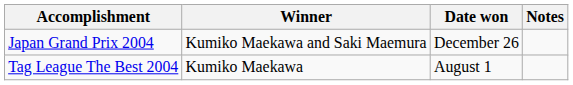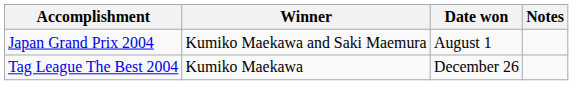(476, 42) December 26 -> (463, 42) August 1
(463, 67) August 1 -> (476, 67) December 26
